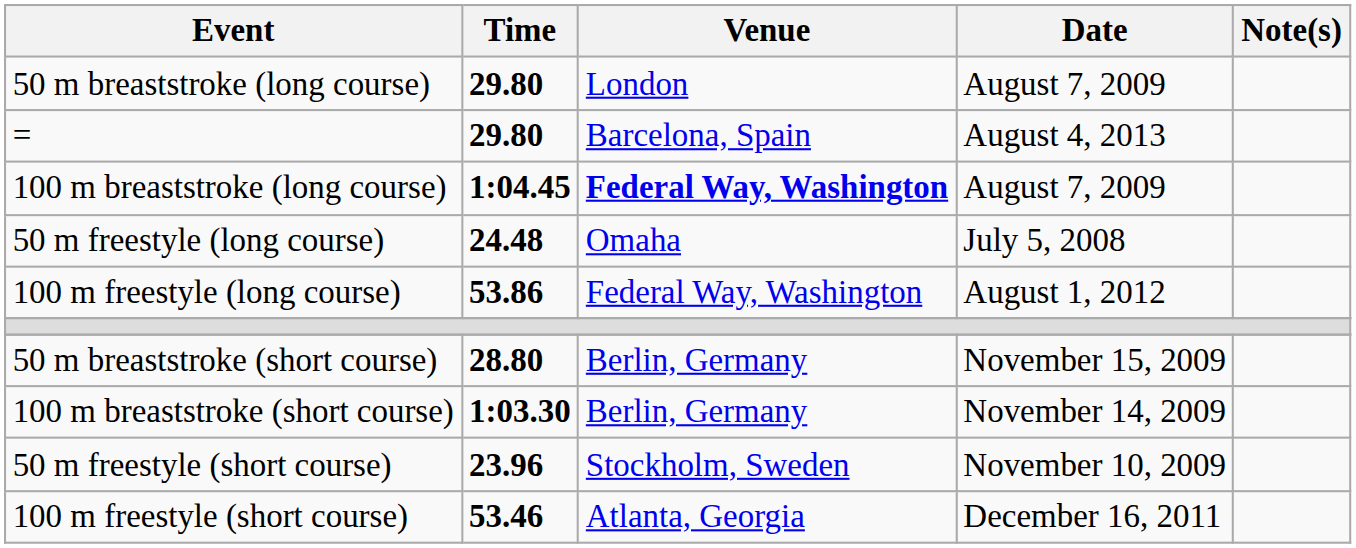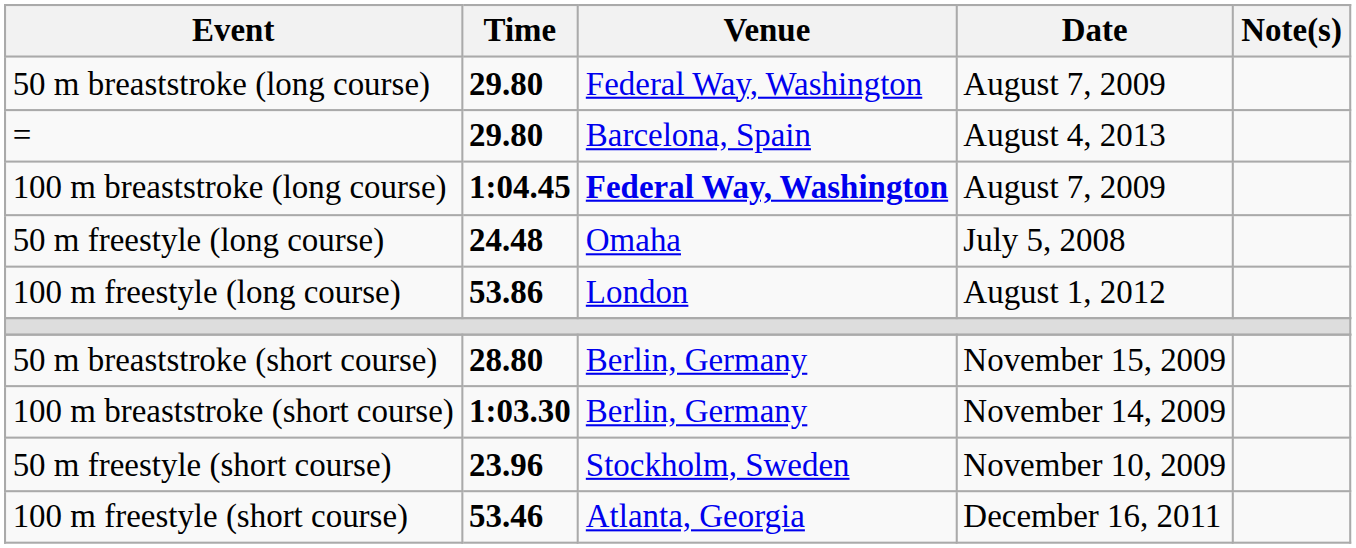(637, 82) London -> (754, 82) Federal Way, Washington
(754, 291) Federal Way, Washington -> (637, 291) London
